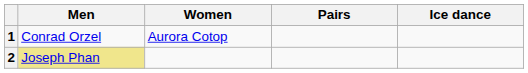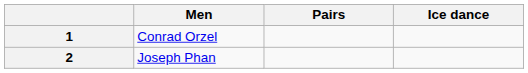- column: (208, 15)
(60, 57) khaki background -> (177, 57) no background
